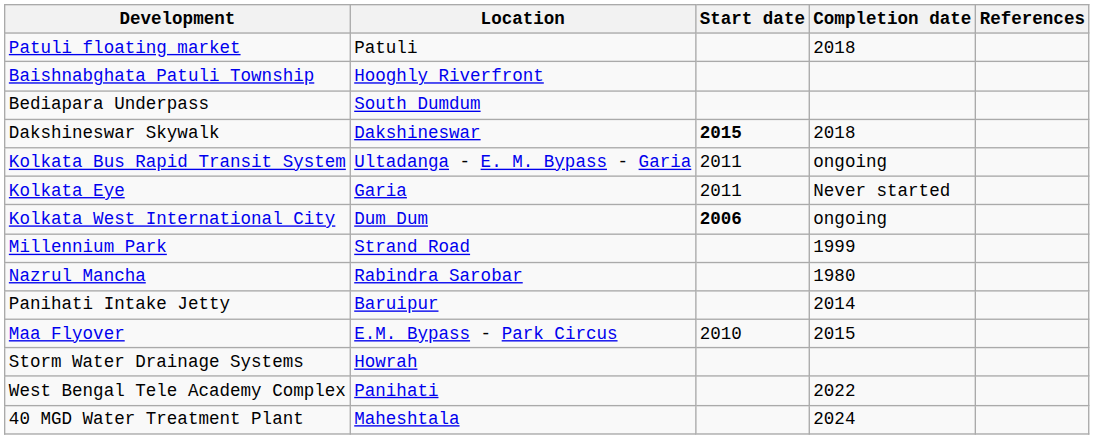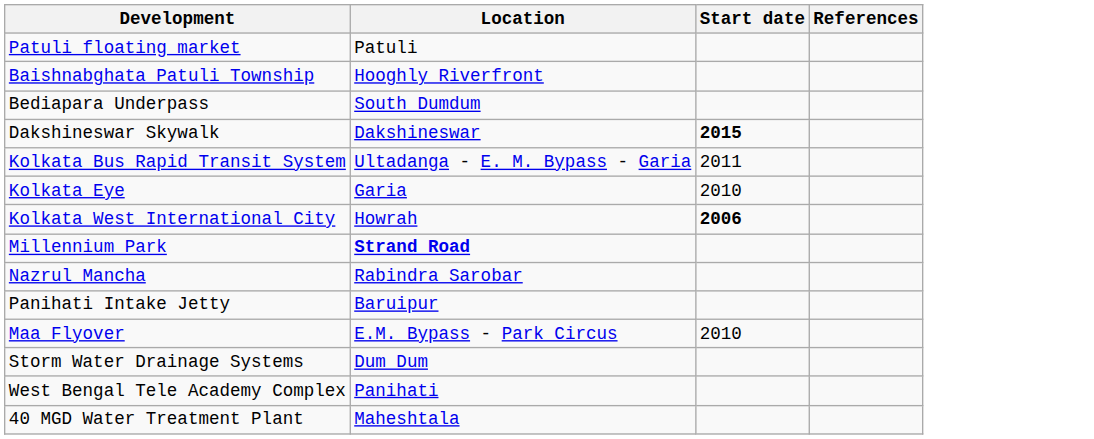- column: (892, 19)
(721, 191) 2011 -> (721, 191) 2010
(391, 219) Dum Dum -> (386, 219) Howrah
(412, 248) normal -> (412, 248) bold
(386, 362) Howrah -> (391, 362) Dum Dum
